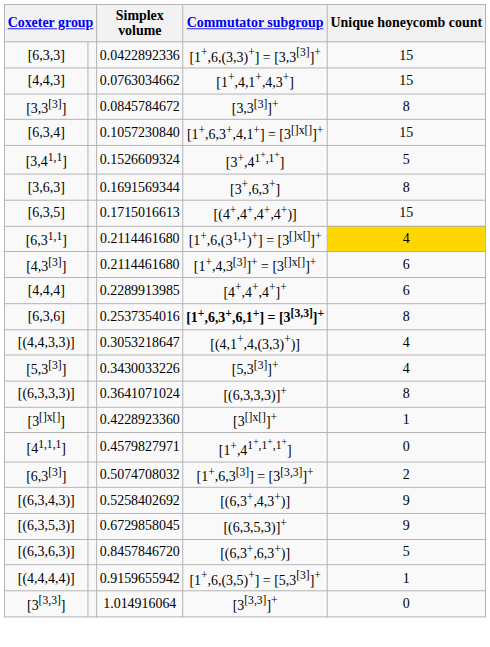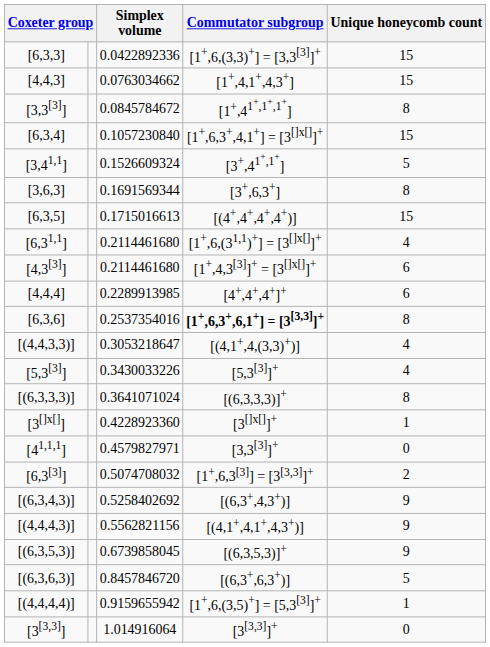(255, 106) [3,3[3]]+ -> (255, 108) [1+,41+,1+,1+]
(406, 239) gold background -> (406, 242) no background
(255, 447) [1+,41+,1+,1+] -> (255, 448) [3,3[3]]+
+ row: (46, 526)
(140, 526) 0.6729858045 -> (140, 552) 0.6739858045
